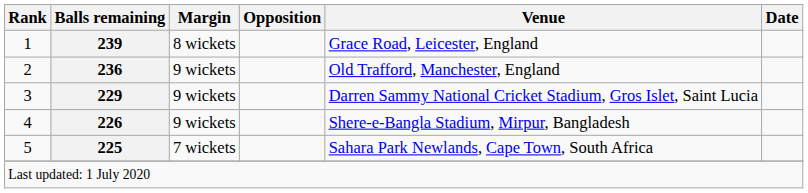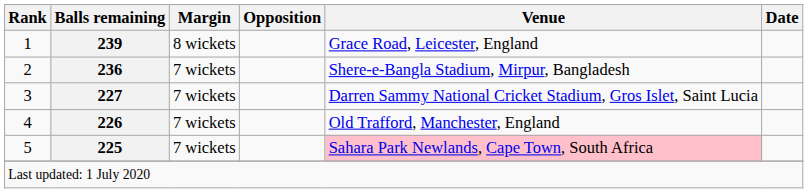(204, 69) 9 wickets -> (204, 69) 7 wickets
(444, 69) Old Trafford, Manchester, England -> (479, 69) Shere-e-Bangla Stadium, Mirpur, Bangladesh
(110, 95) 229 -> (110, 95) 227
(204, 95) 9 wickets -> (204, 95) 7 wickets
(204, 122) 9 wickets -> (204, 122) 7 wickets
(479, 122) Shere-e-Bangla Stadium, Mirpur, Bangladesh -> (444, 122) Old Trafford, Manchester, England
(491, 148) no background -> (491, 148) pink background
